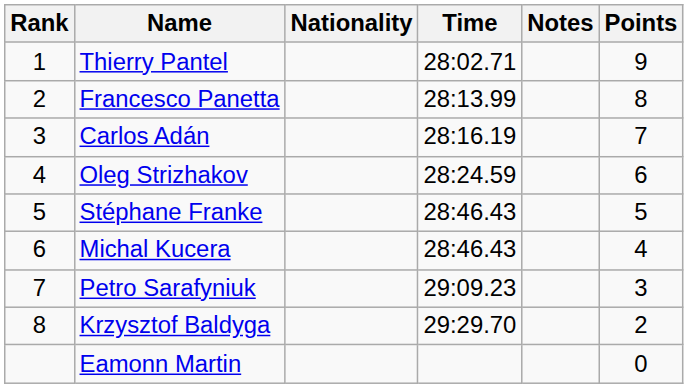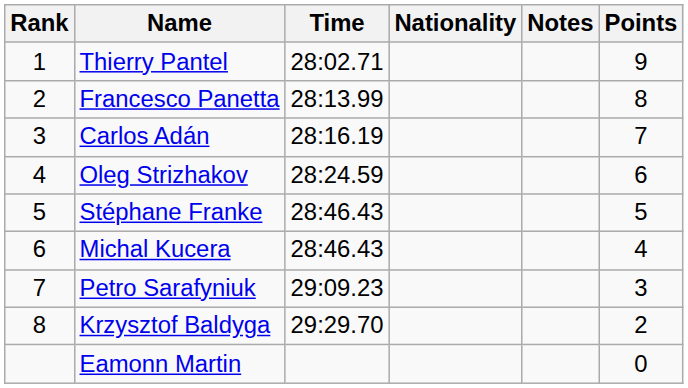columns swapped: (352, 23) <-> (470, 23)
